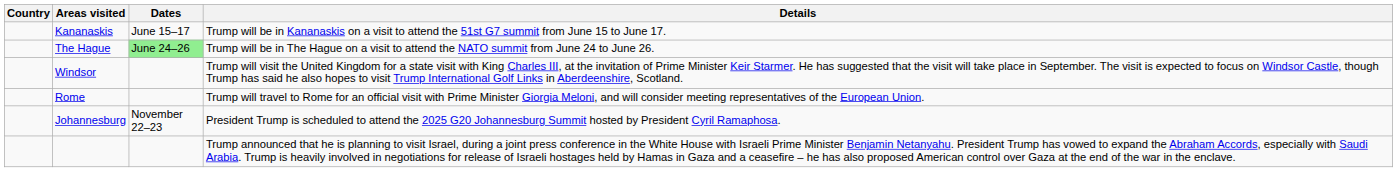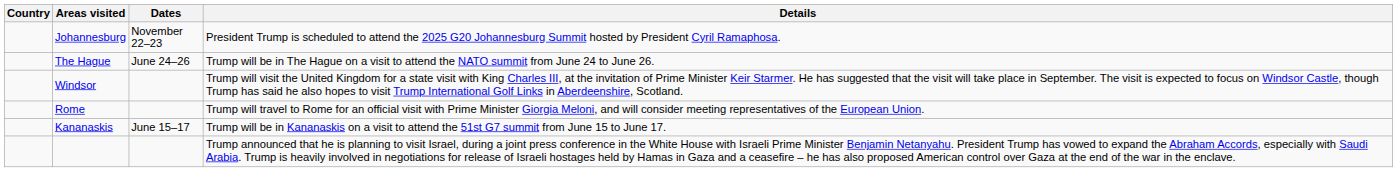rows swapped: (84, 31) <-> (91, 121)
(160, 48) lightgreen background -> (160, 61) no background
